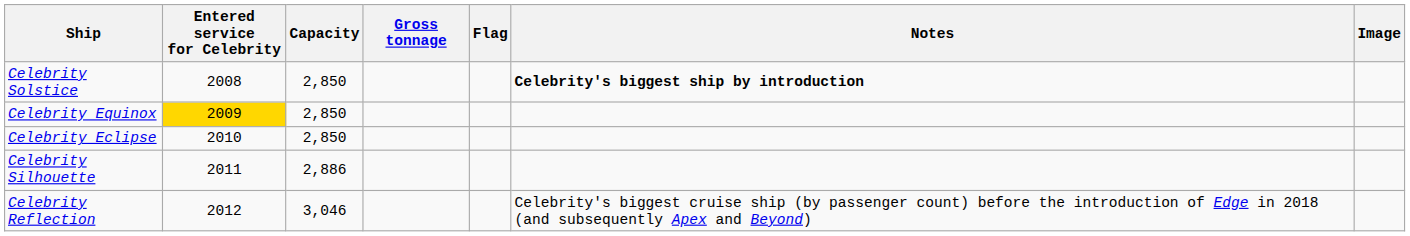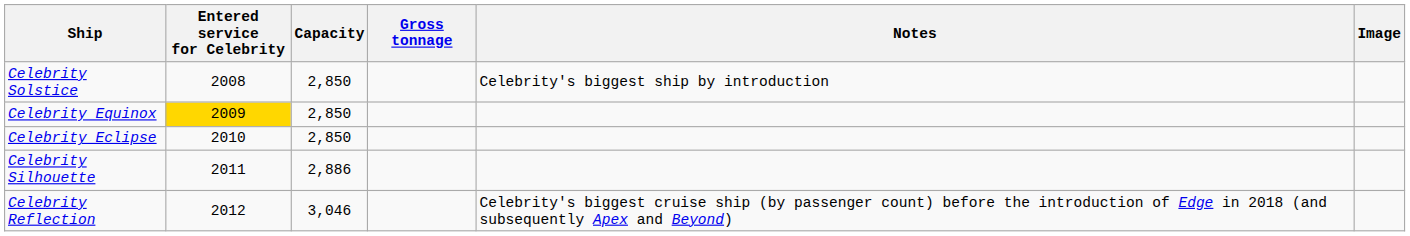- column: (490, 33)
(689, 82) bold -> (654, 82) normal
